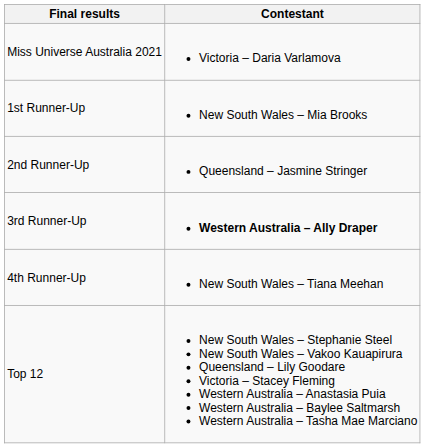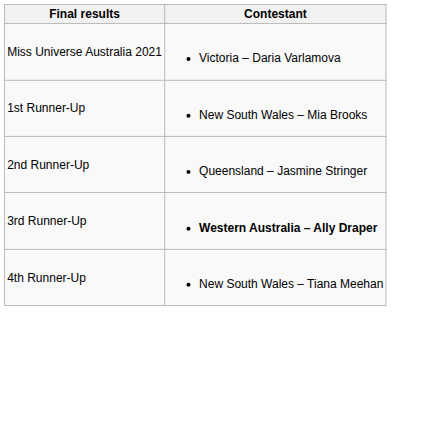- row: (25, 374)
